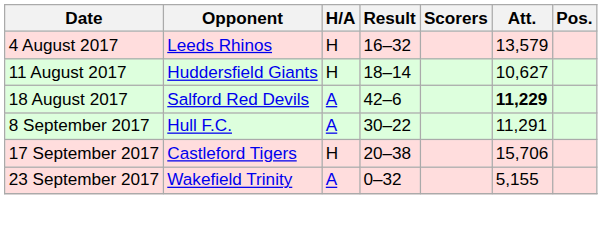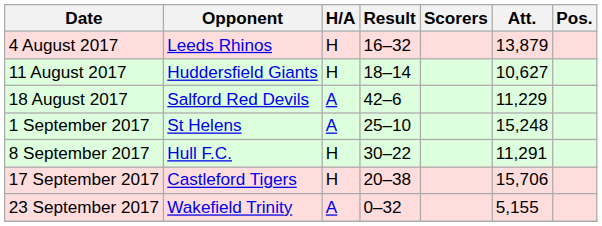(522, 45) 13,579 -> (522, 45) 13,879
(522, 99) bold -> (521, 99) normal
+ row: (79, 126)
(332, 126) A -> (332, 153) H
